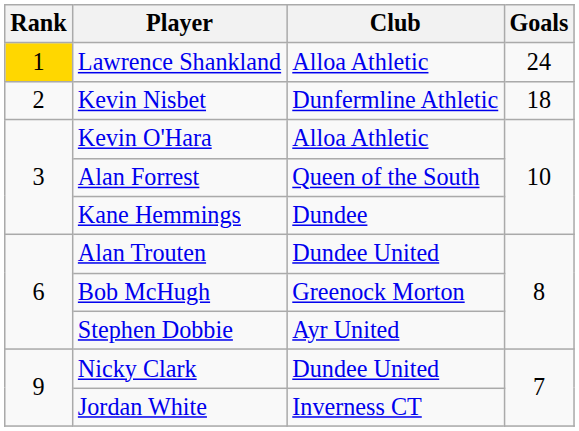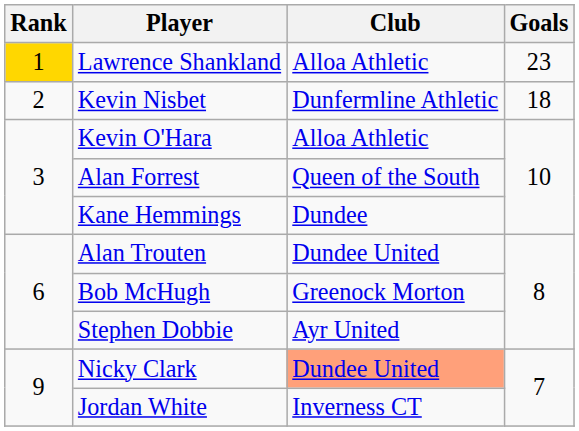(539, 61) 24 -> (539, 61) 23
(366, 368) no background -> (366, 368) lightsalmon background
